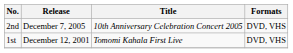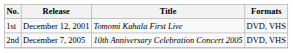rows swapped: (11, 40) <-> (13, 26)
